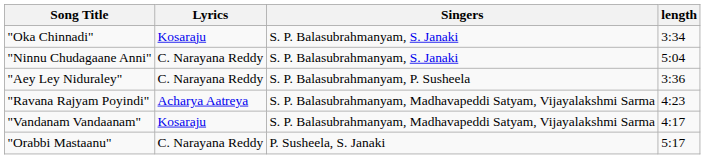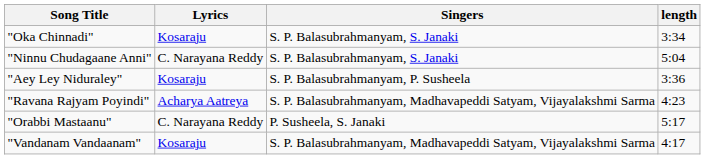(210, 79) C. Narayana Reddy -> (182, 79) Kosaraju
rows swapped: (59, 143) <-> (74, 121)
